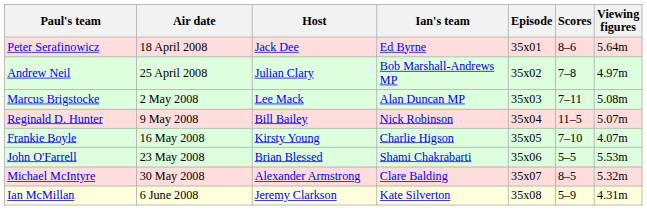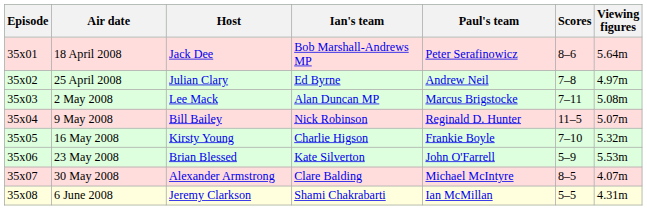columns swapped: (532, 20) <-> (71, 20)
(403, 47) Ed Byrne -> (351, 53) Bob Marshall-Andrews MP
(437, 73) Bob Marshall-Andrews MP -> (317, 80) Ed Byrne
(612, 137) 4.07m -> (612, 137) 5.32m
(426, 157) Shami Chakrabarti -> (329, 157) Kate Silverton
(567, 157) 5–5 -> (567, 157) 5–9
(612, 176) 5.32m -> (612, 176) 4.07m
(415, 195) Kate Silverton -> (340, 195) Shami Chakrabarti
(567, 195) 5–9 -> (567, 195) 5–5
